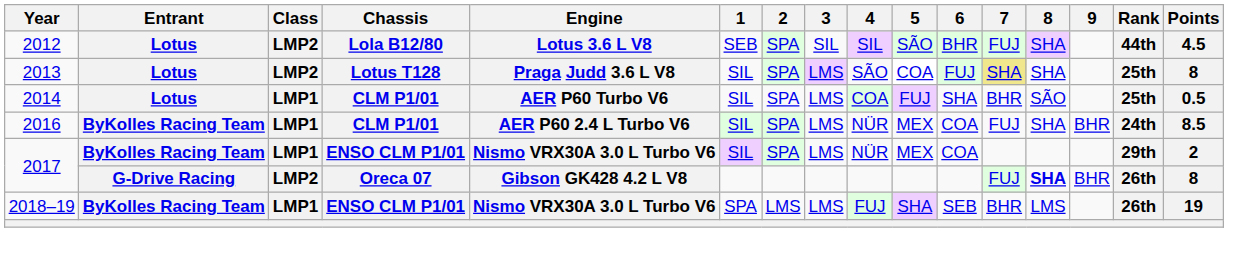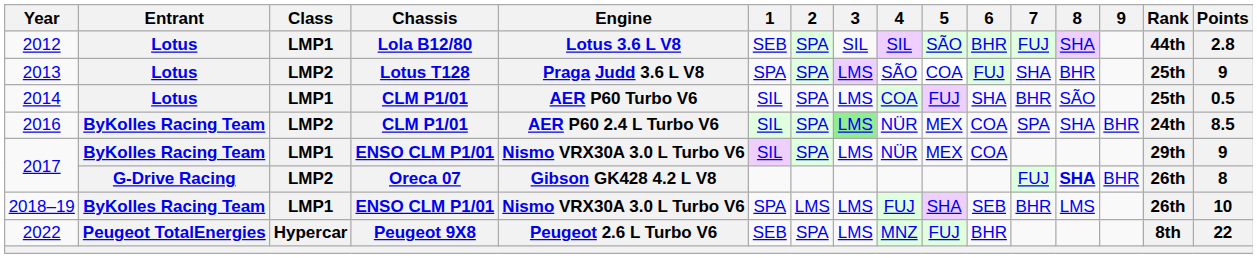(296, 44) LMP2 -> (311, 44) LMP1
(1194, 44) 4.5 -> (1223, 44) 2.8
(741, 71) SIL -> (770, 71) SPA
(1004, 71) khaki background -> (1033, 71) no background
(1048, 71) SHA -> (1077, 71) BHR
(1194, 71) 8 -> (1223, 71) 9
(296, 125) LMP1 -> (311, 125) LMP2
(826, 125) no background -> (855, 125) lightgreen background
(1004, 125) FUJ -> (1033, 125) SPA
(1194, 152) 2 -> (1223, 152) 9
(1194, 205) 19 -> (1223, 205) 10
+ row: (42, 232)
